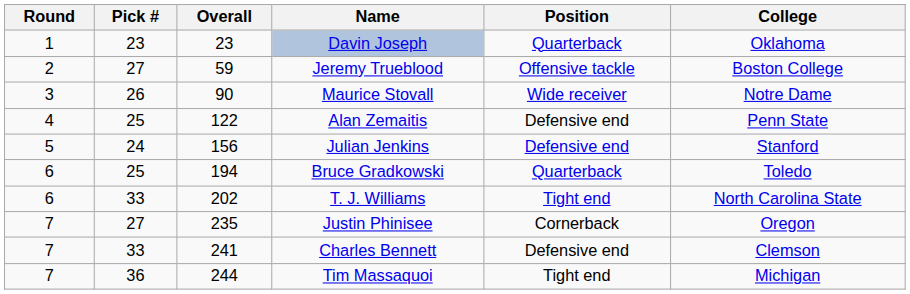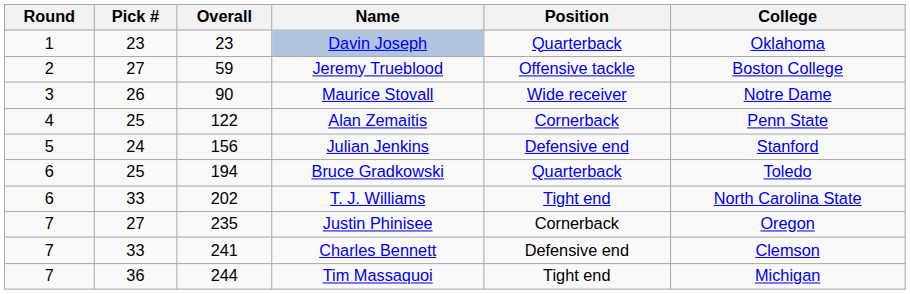(577, 120) Defensive end -> (577, 120) Cornerback
